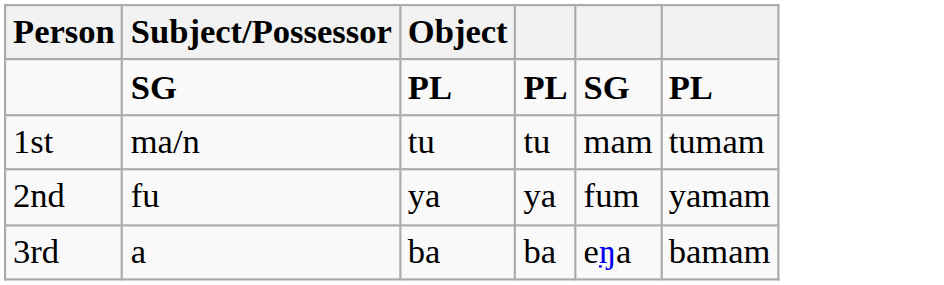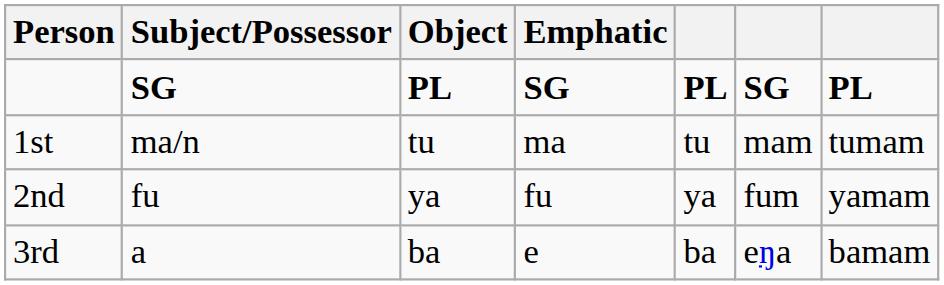+ column: (596, 31)
